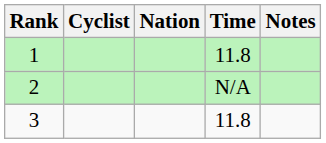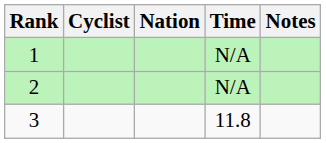(233, 54) 11.8 -> (233, 54) N/A
